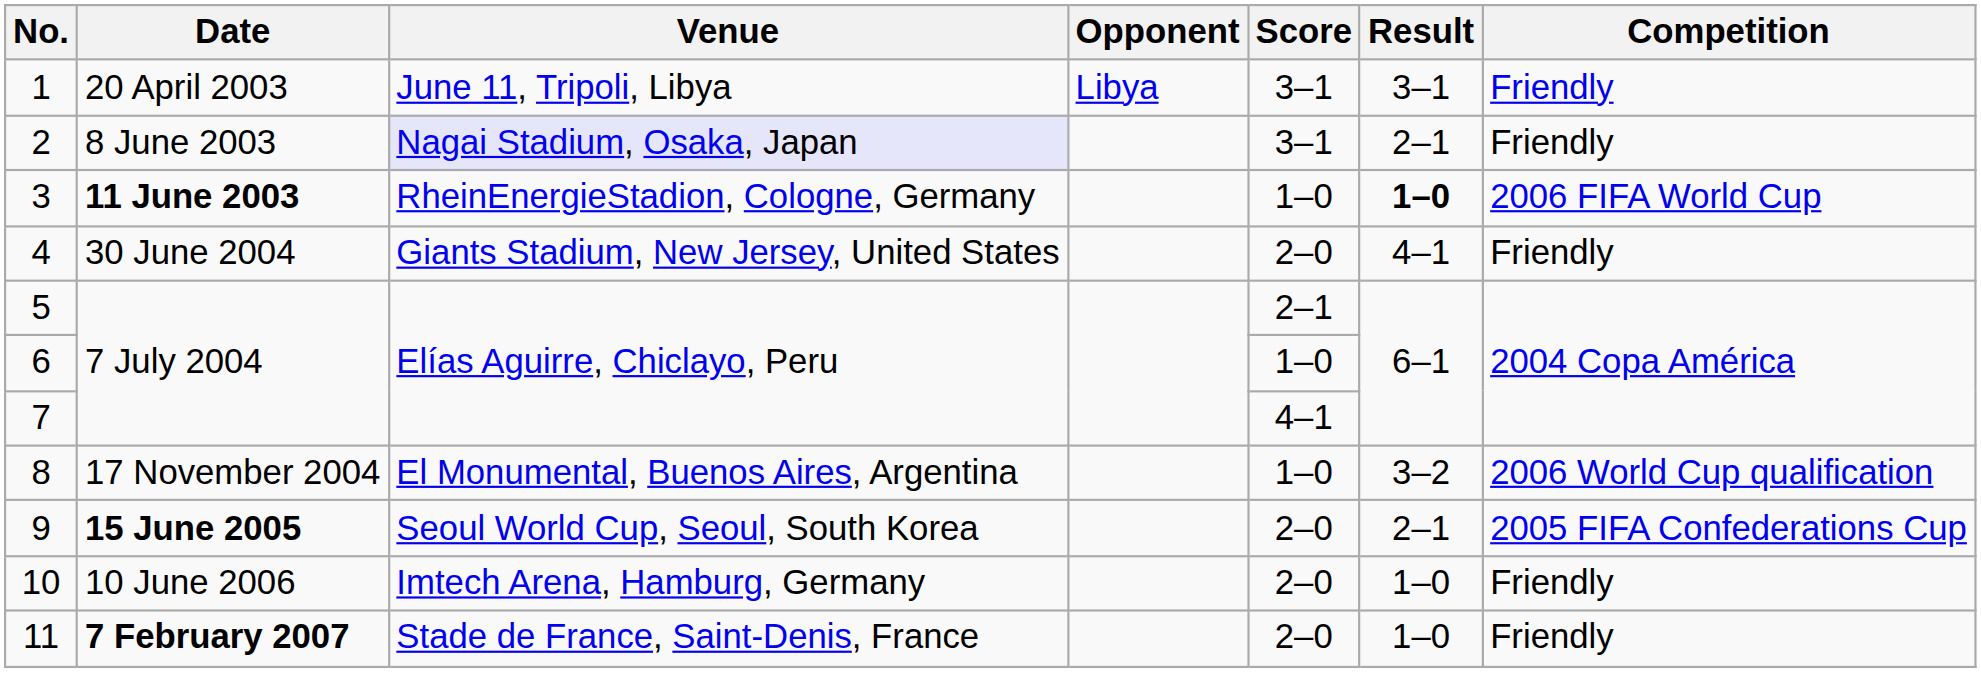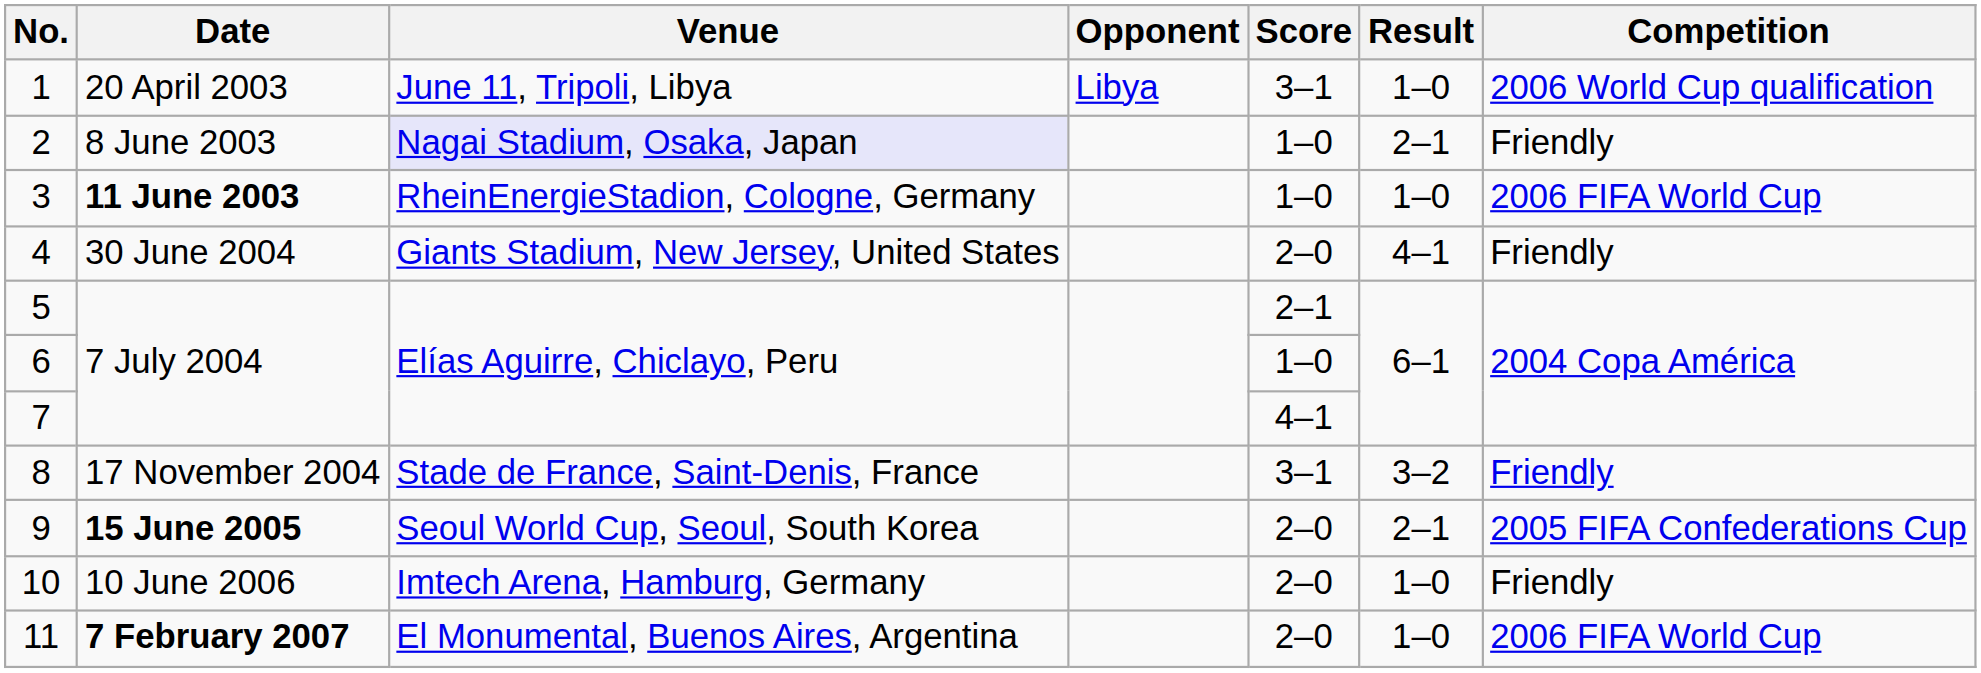(1421, 87) 3–1 -> (1421, 87) 1–0
(1552, 87) Friendly -> (1712, 87) 2006 World Cup qualification
(1304, 142) 3–1 -> (1304, 142) 1–0
(1421, 197) bold -> (1421, 197) normal
(707, 472) El Monumental, Buenos Aires, Argentina -> (688, 472) Stade de France, Saint-Denis, France
(1304, 472) 1–0 -> (1304, 472) 3–1
(1712, 472) 2006 World Cup qualification -> (1552, 472) Friendly
(688, 637) Stade de France, Saint-Denis, France -> (707, 637) El Monumental, Buenos Aires, Argentina
(1552, 637) Friendly -> (1656, 637) 2006 FIFA World Cup
